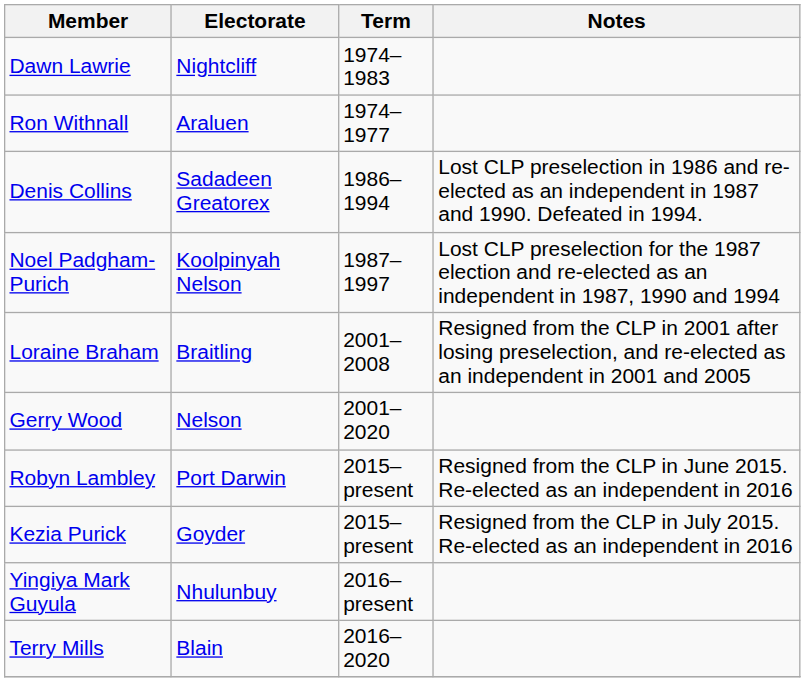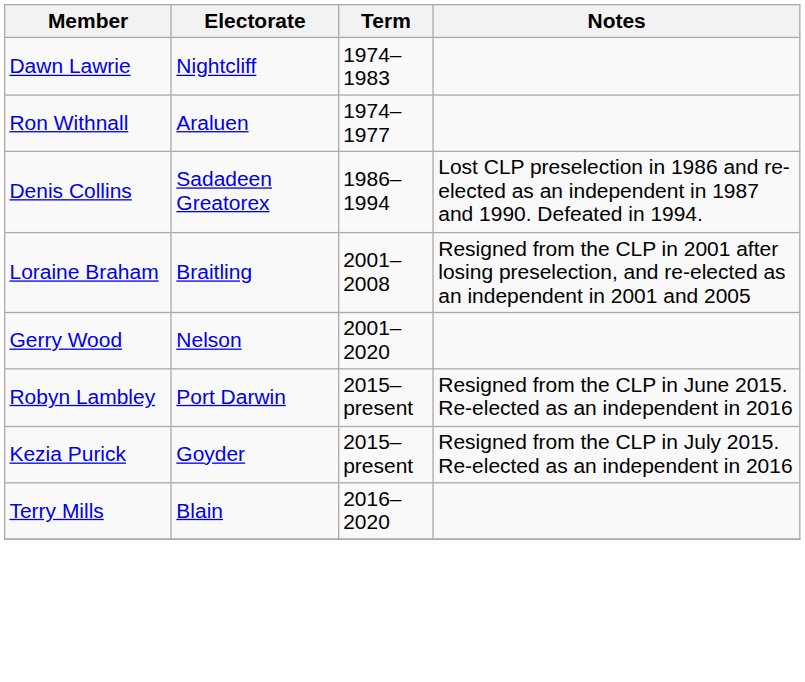- row: (82, 271)
- row: (70, 591)
